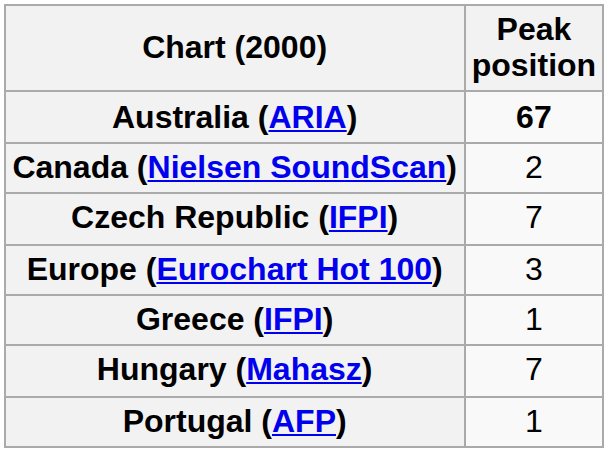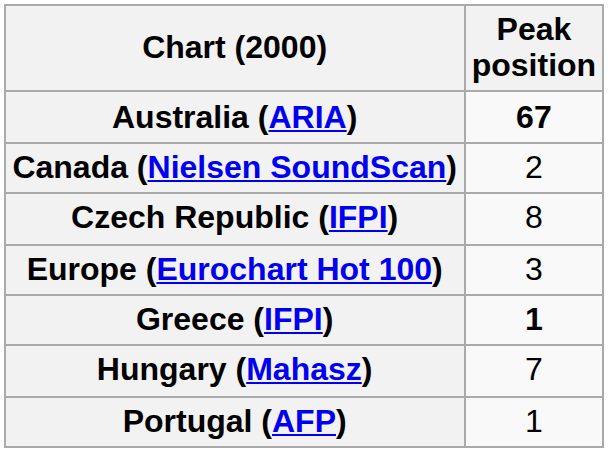(534, 218) 7 -> (534, 218) 8
(534, 319) normal -> (534, 319) bold
